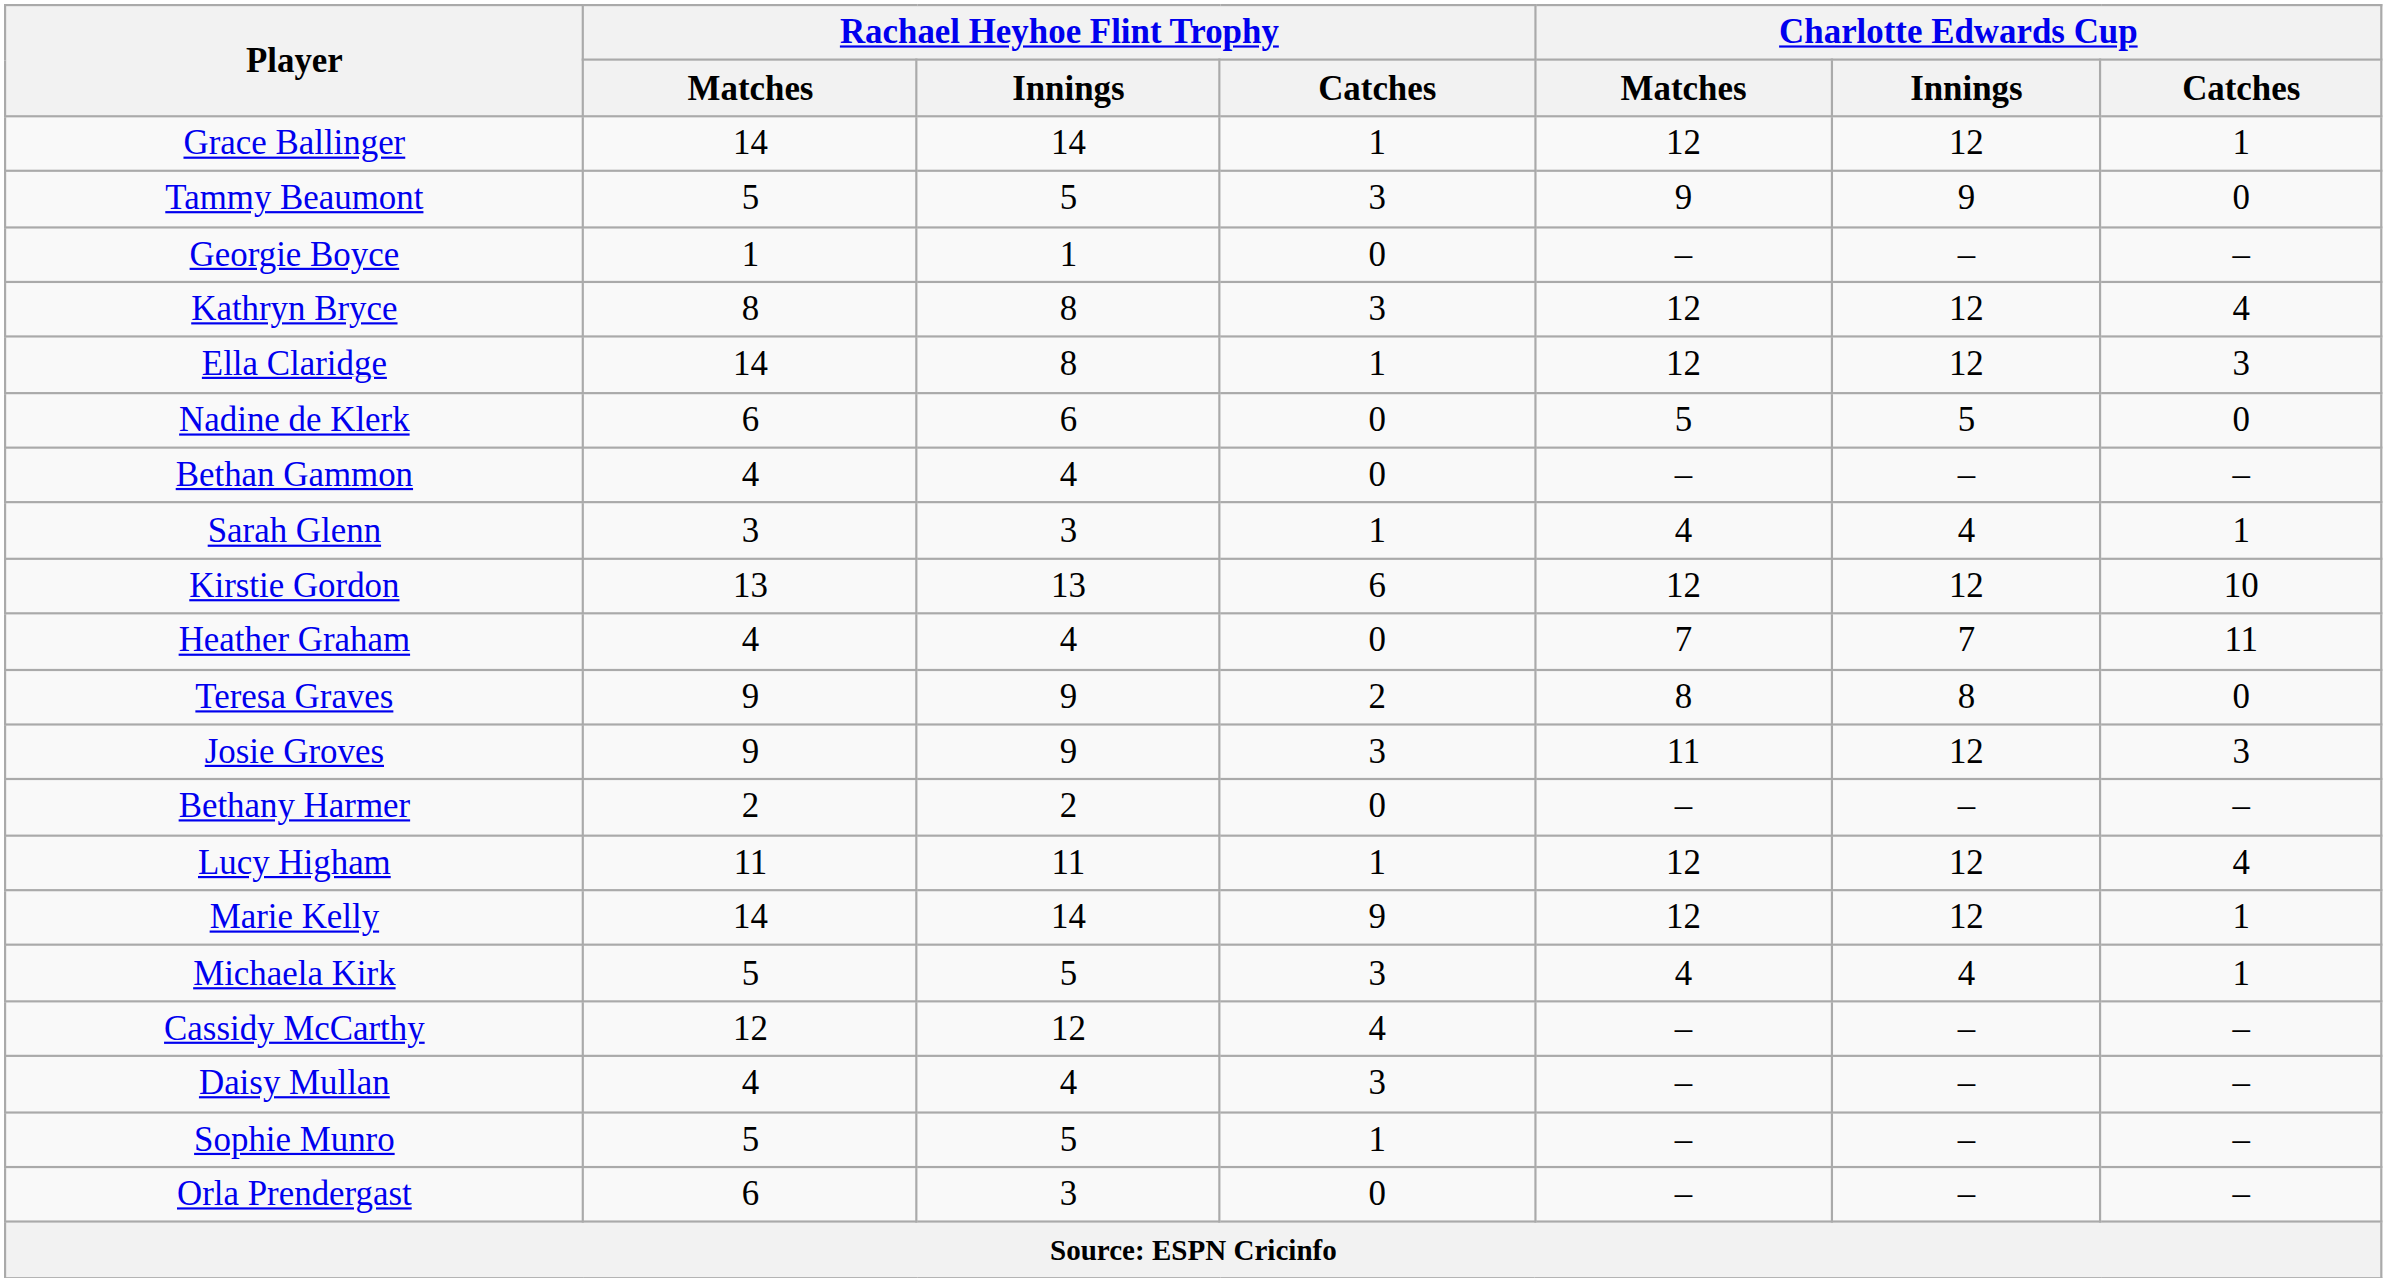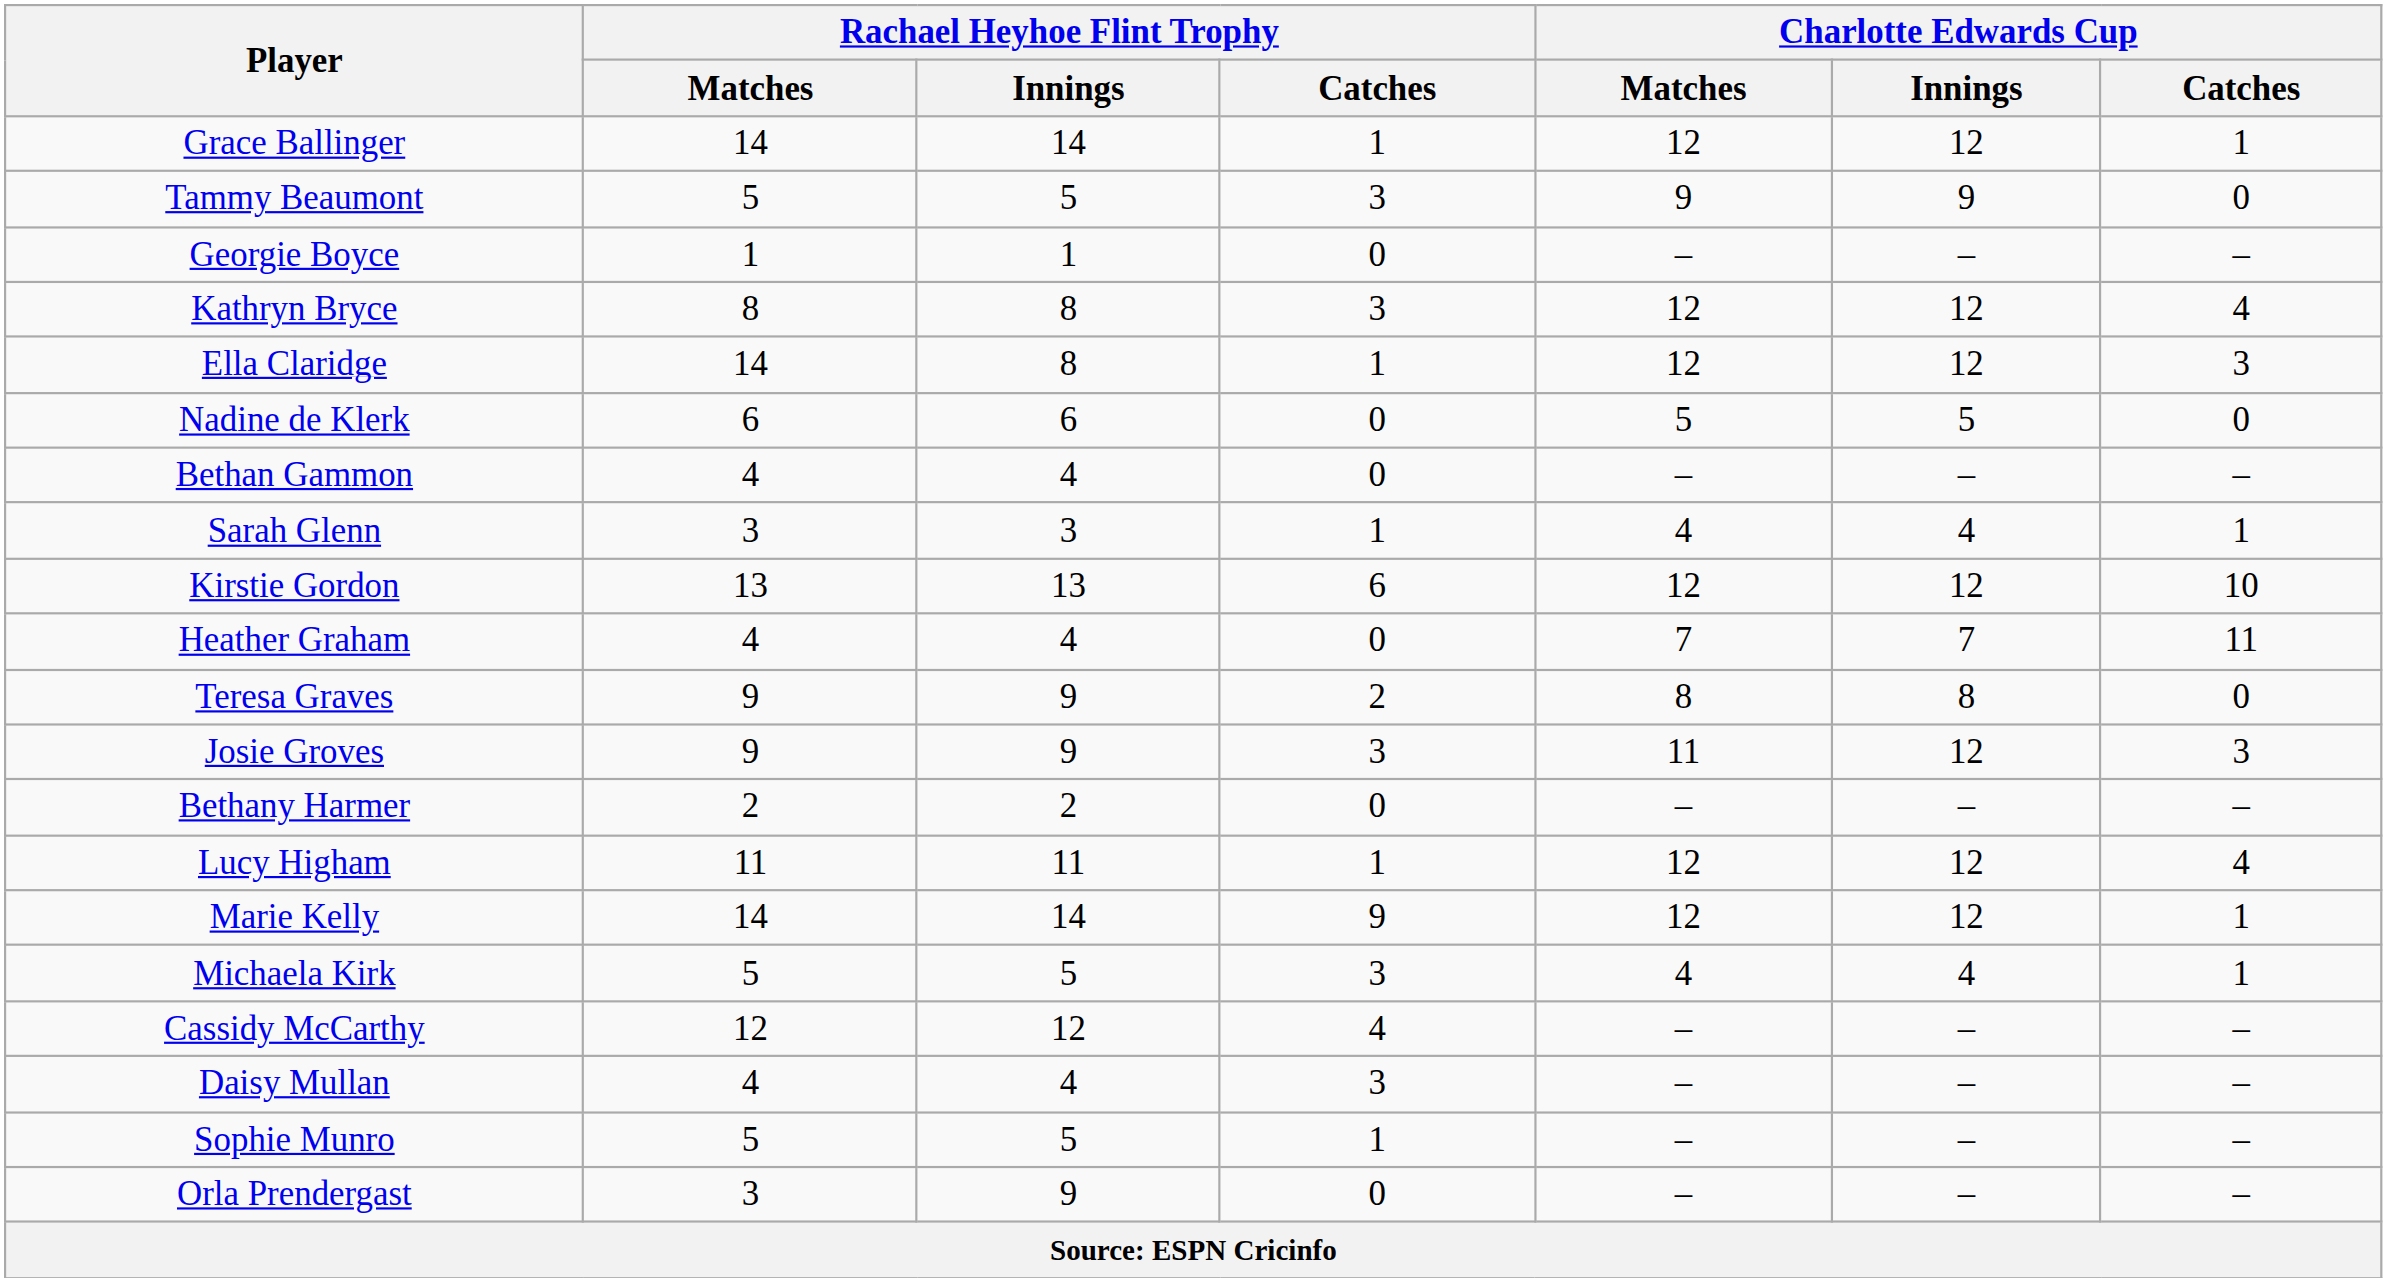(751, 1193) 6 -> (751, 1193) 3
(1068, 1193) 3 -> (1068, 1193) 9
